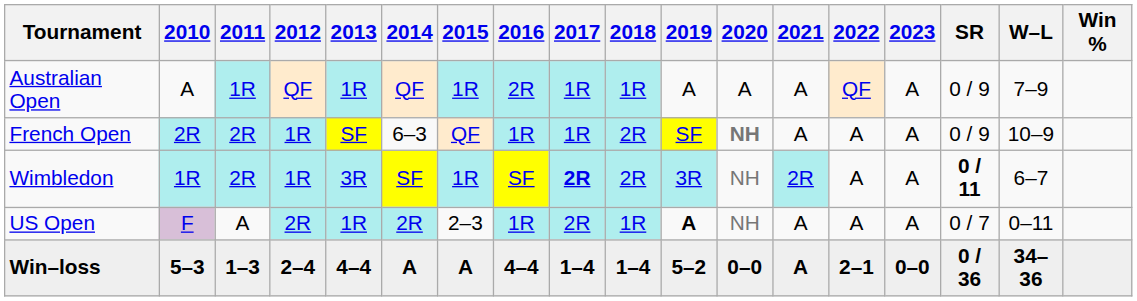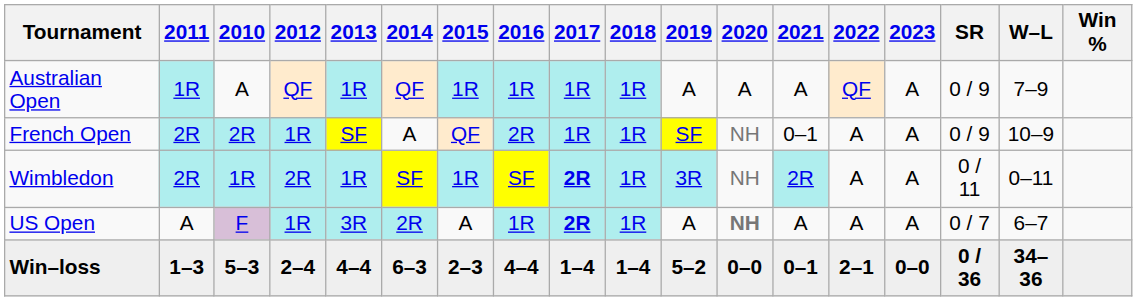columns swapped: (187, 32) <-> (243, 32)
(521, 89) 2R -> (521, 89) 1R
(410, 133) 6–3 -> (410, 133) A
(521, 133) 1R -> (521, 133) 2R
(633, 133) 2R -> (633, 133) 1R
(745, 133) bold -> (745, 133) normal
(801, 133) A -> (801, 133) 0–1
(298, 178) 1R -> (298, 178) 2R
(354, 178) 3R -> (354, 178) 1R
(633, 178) 2R -> (633, 178) 1R
(969, 178) bold -> (969, 178) normal
(1031, 178) 6–7 -> (1031, 178) 0–11
(298, 223) 2R -> (298, 223) 1R
(354, 223) 1R -> (354, 223) 3R
(465, 223) 2–3 -> (465, 223) A
(577, 223) normal -> (577, 223) bold
(689, 223) bold -> (689, 223) normal
(745, 223) normal -> (745, 223) bold
(1031, 223) 0–11 -> (1031, 223) 6–7
(410, 267) A -> (410, 267) 6–3
(465, 267) A -> (465, 267) 2–3
(801, 267) A -> (801, 267) 0–1
